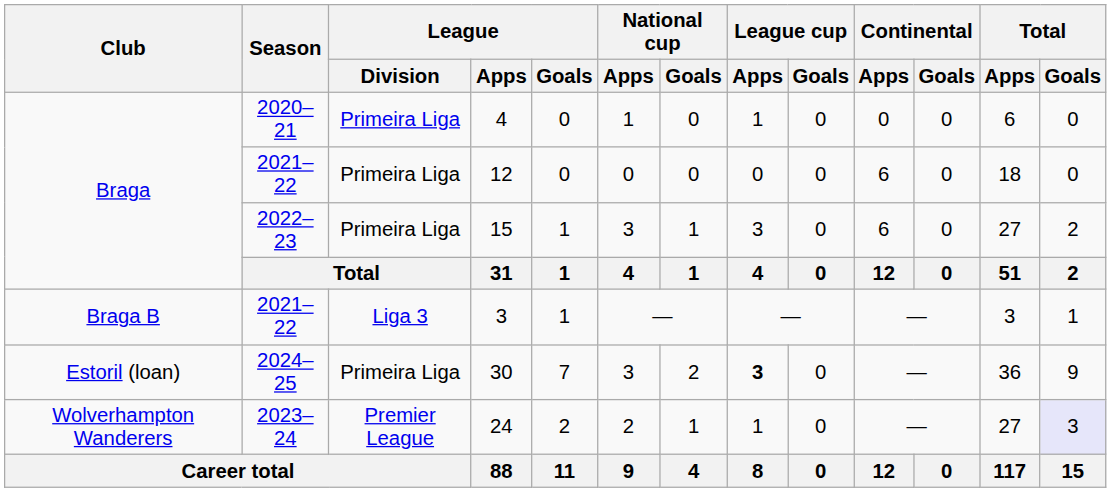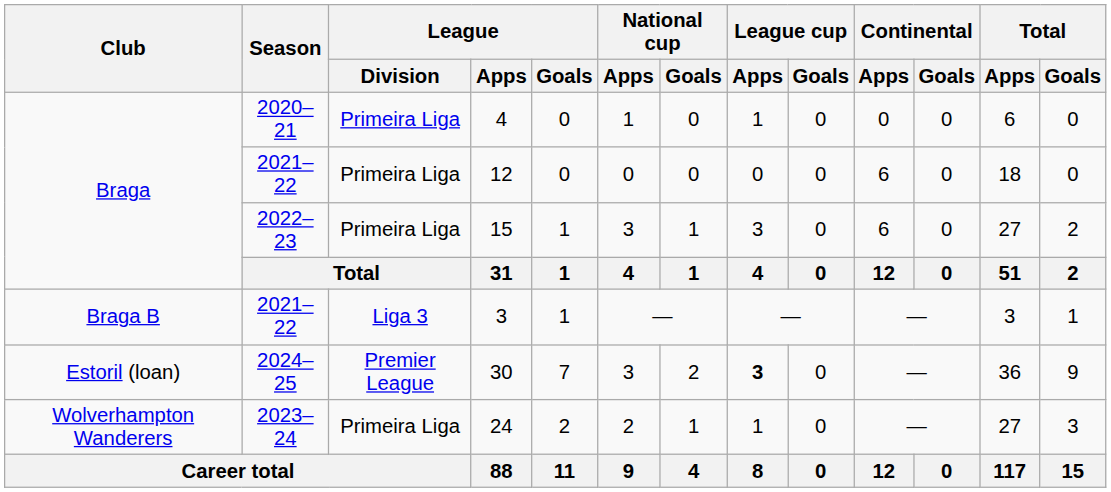(400, 371) Primeira Liga -> (400, 371) Premier League
(400, 427) Premier League -> (400, 427) Primeira Liga
(1073, 427) lavender background -> (1073, 427) no background
